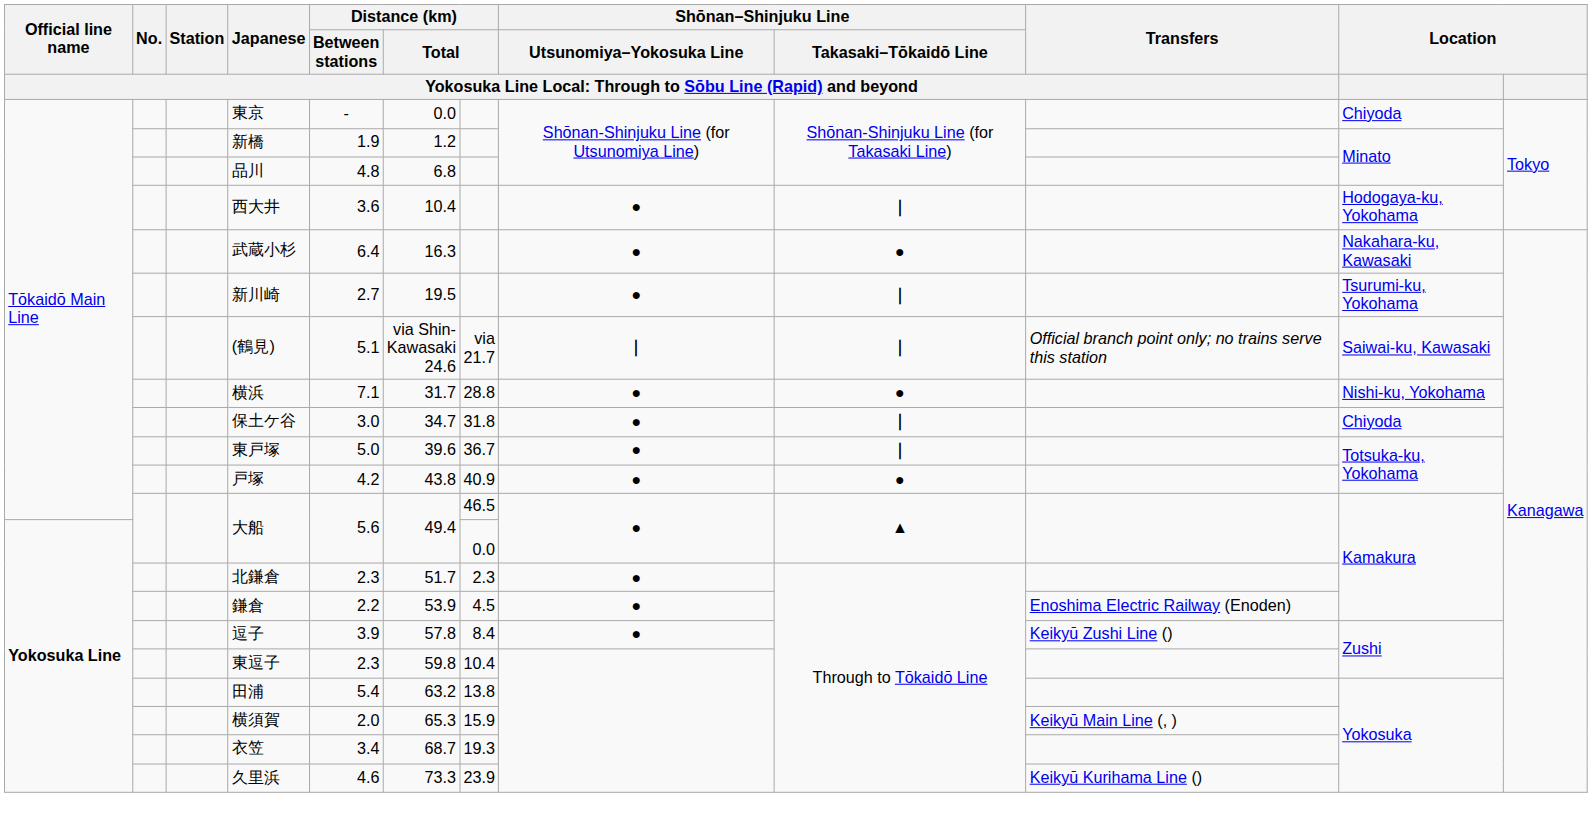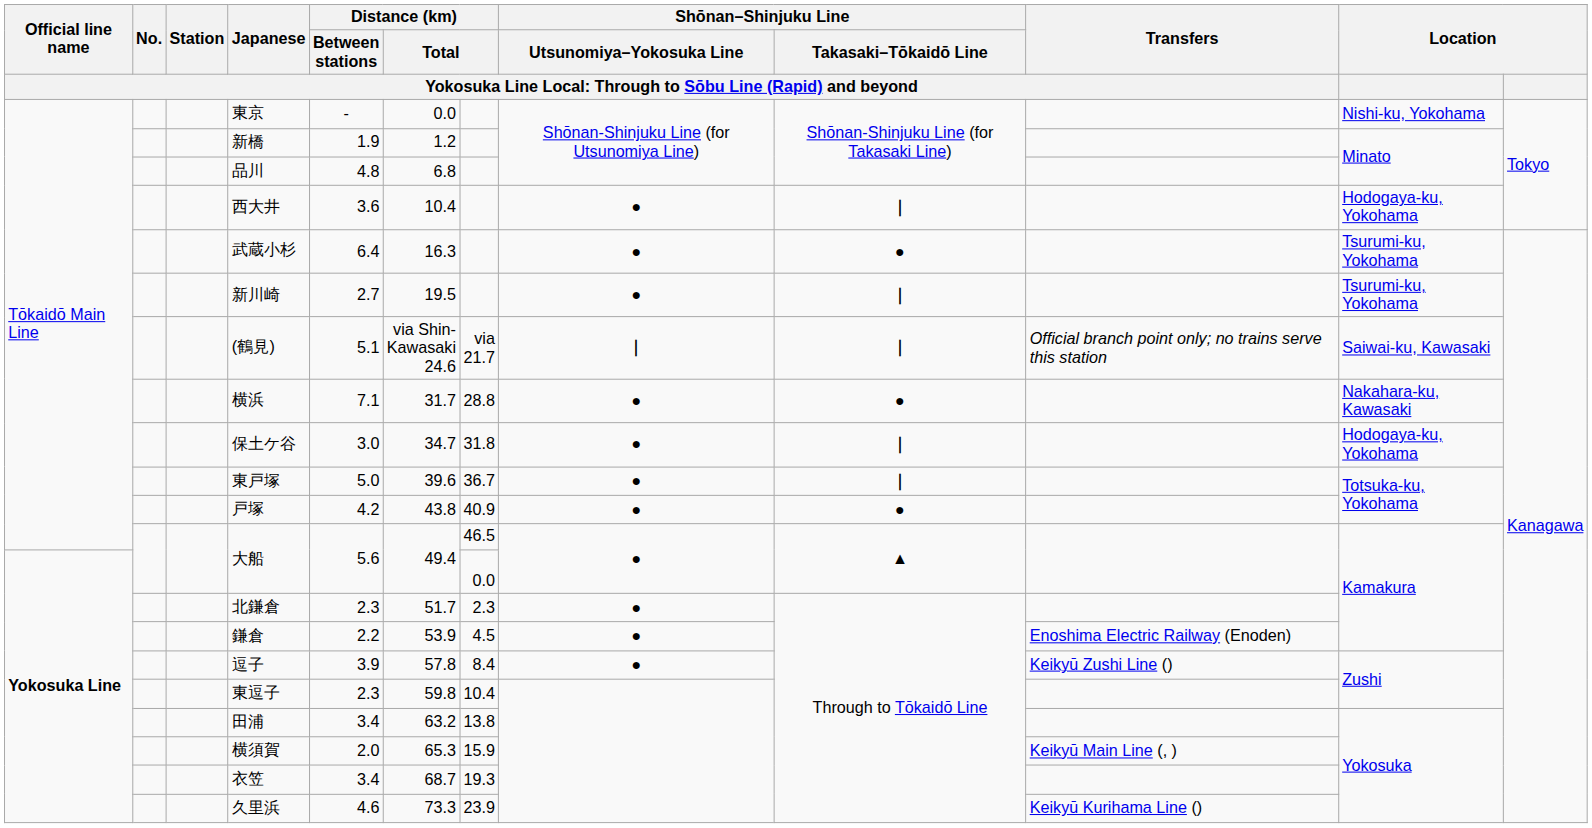(1372, 113) Chiyoda -> (1414, 113) Nishi-ku, Yokohama
(1391, 251) Nakahara-ku, Kawasaki -> (1384, 251) Tsurumi-ku, Yokohama
(1414, 393) Nishi-ku, Yokohama -> (1391, 400) Nakahara-ku, Kawasaki
(1372, 421) Chiyoda -> (1392, 444) Hodogaya-ku, Yokohama
(368, 691) 5.4 -> (368, 722) 3.4
